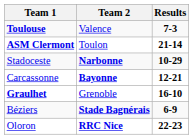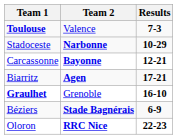- row: (40, 45)
+ row: (22, 77)
